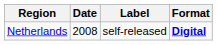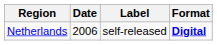(85, 31) 2008 -> (85, 31) 2006
